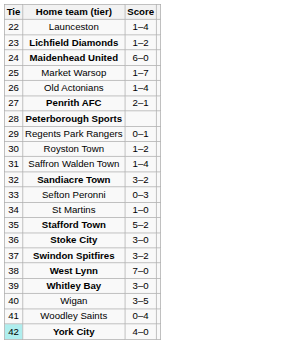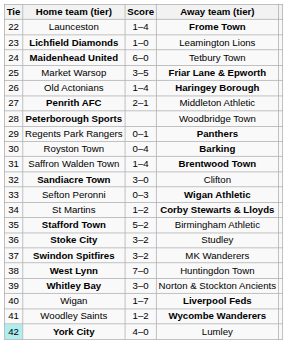+ column: (217, 12)
(141, 42) 1–2 -> (141, 42) 1–0
(141, 72) 1–7 -> (141, 72) 3–5
(141, 149) 1–2 -> (141, 149) 0–4
(141, 179) 3–2 -> (141, 179) 3–0
(141, 209) 1–0 -> (141, 209) 1–2
(141, 240) 3–0 -> (141, 240) 3–2
(141, 301) 3–5 -> (141, 301) 1–7
(141, 316) 0–4 -> (141, 316) 1–2
